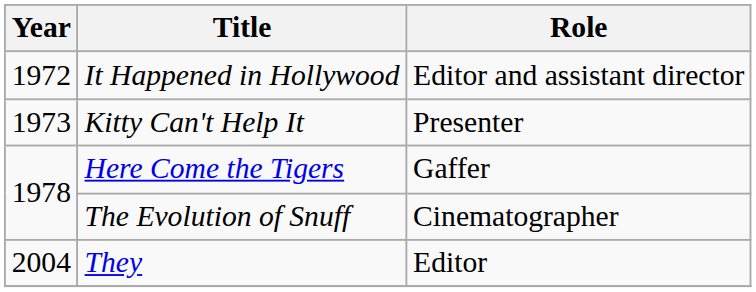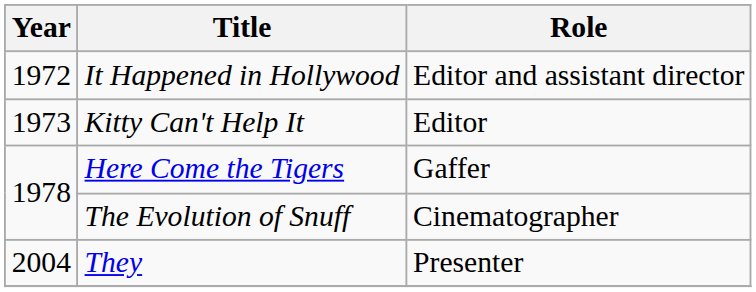(468, 121) Presenter -> (450, 121) Editor
(450, 262) Editor -> (468, 262) Presenter
